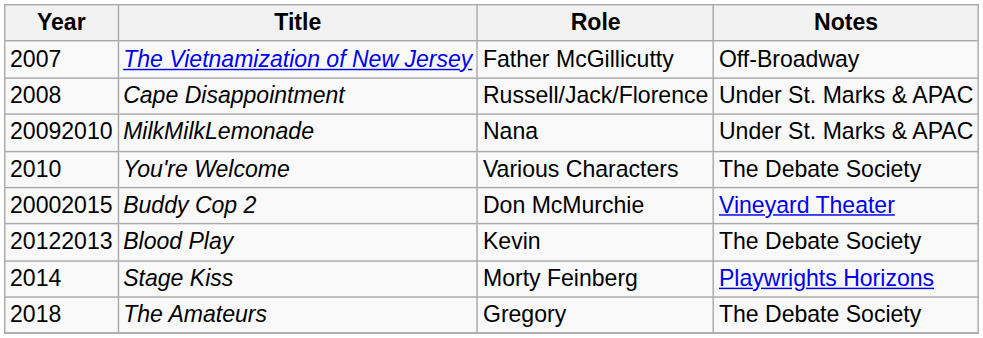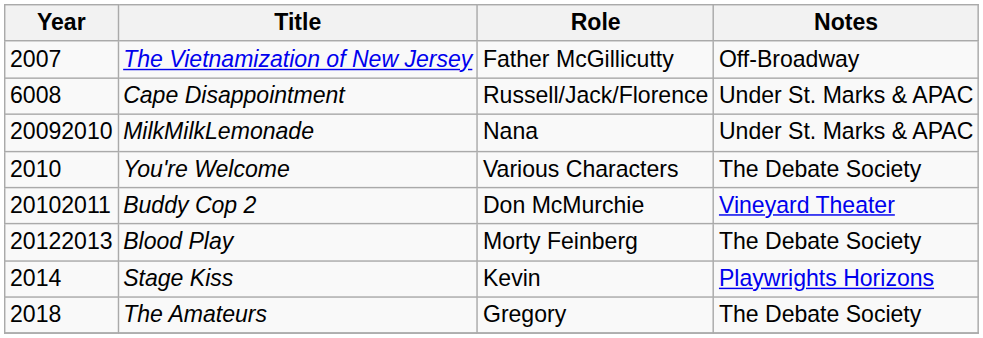(36, 95) 2008 -> (36, 95) 6008
(61, 205) 20002015 -> (60, 205) 20102011
(512, 242) Kevin -> (560, 242) Morty Feinberg
(560, 278) Morty Feinberg -> (512, 278) Kevin
